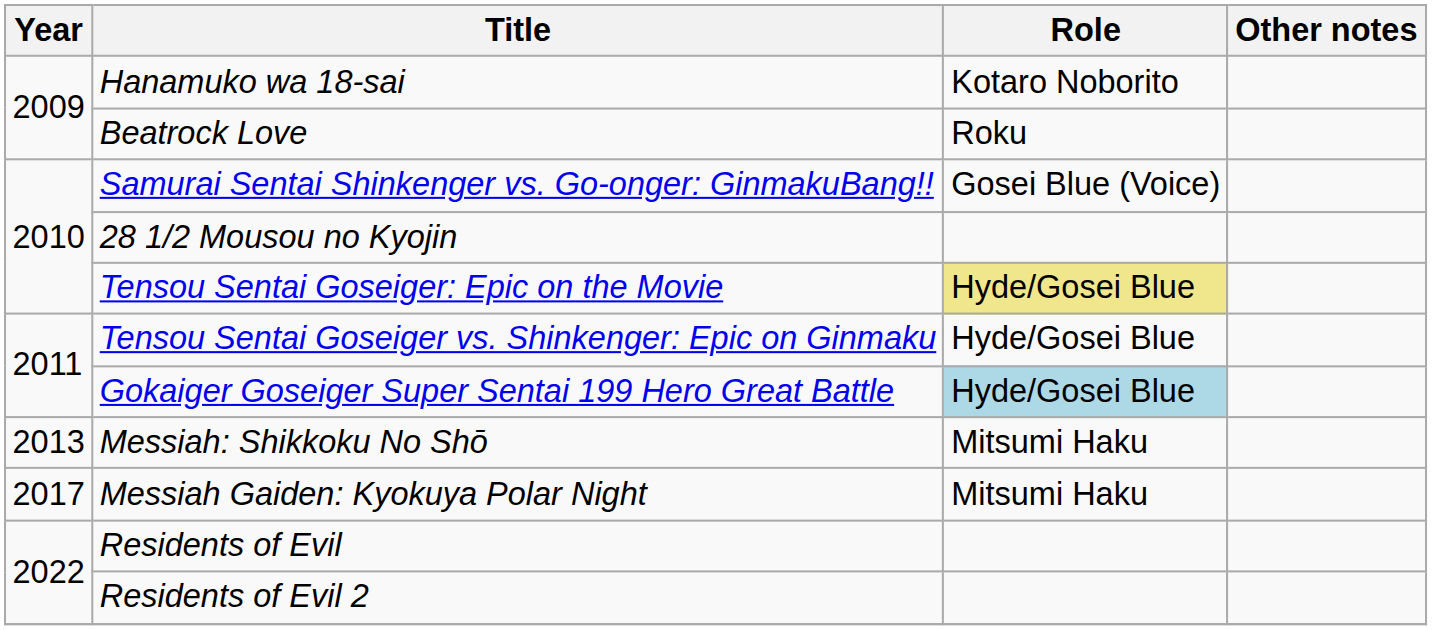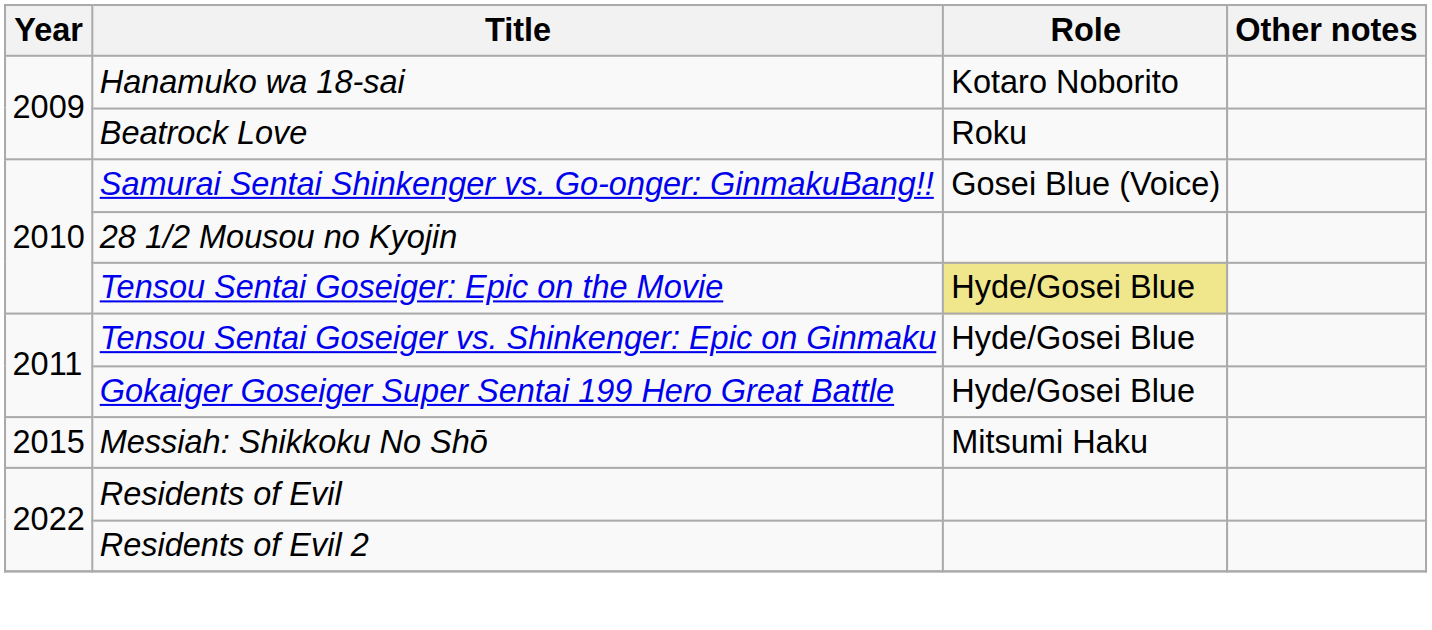(1073, 390) lightblue background -> (1073, 390) no background
(49, 442) 2013 -> (49, 442) 2015
- row: (373, 493)
